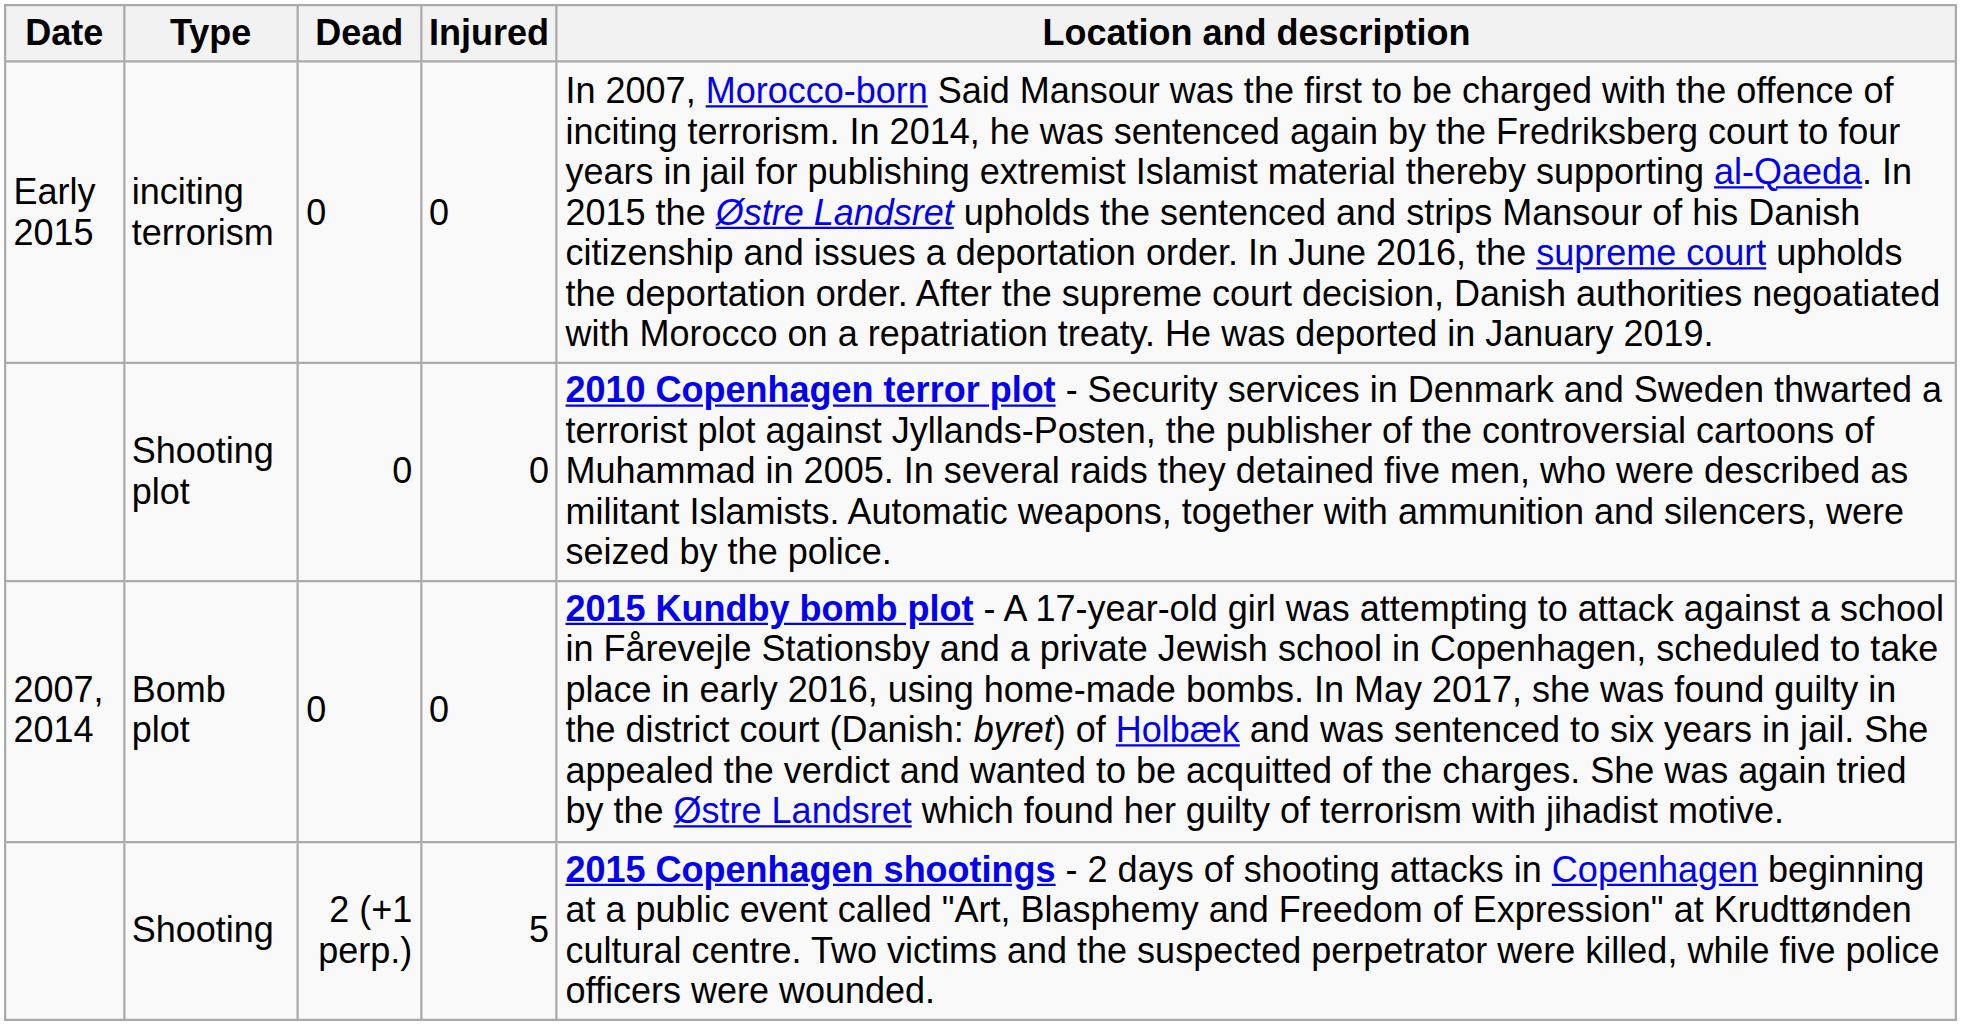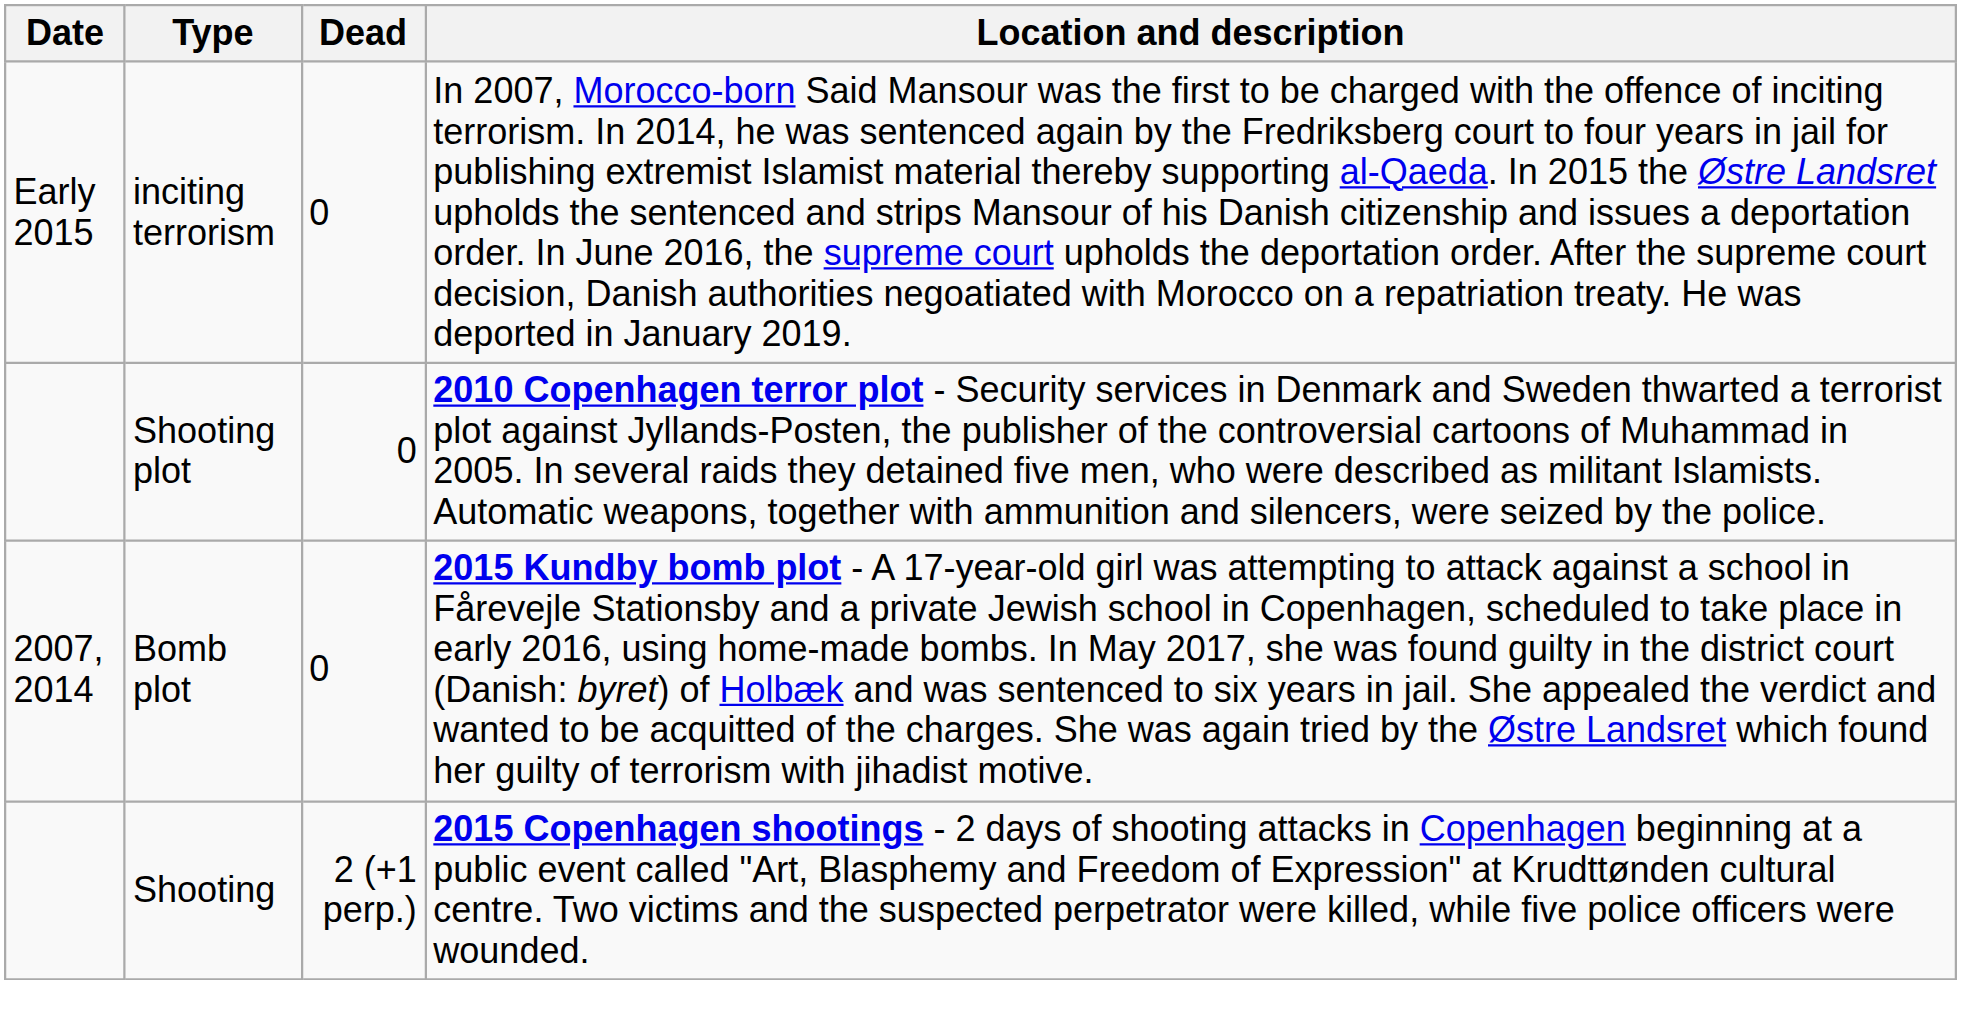- column: (489, 33)
